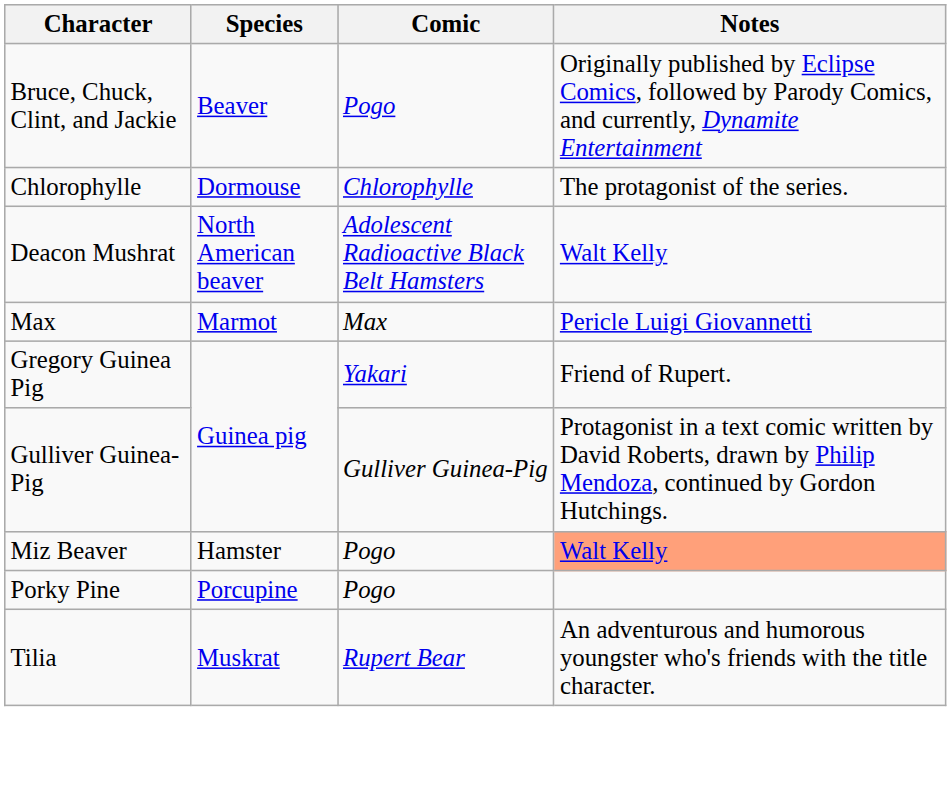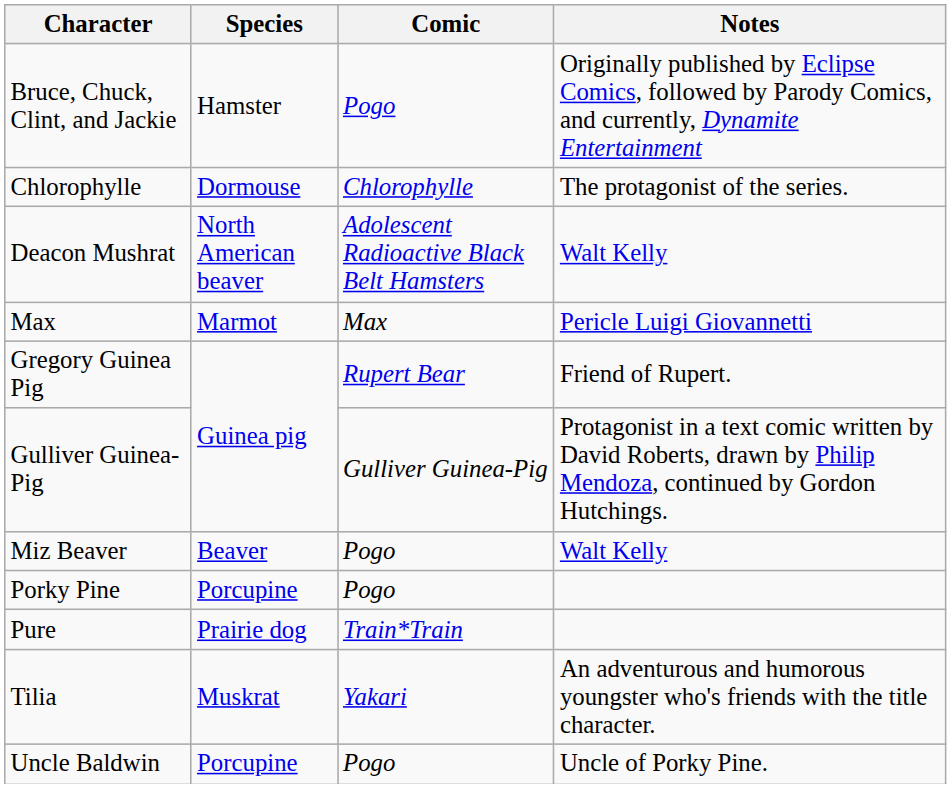(232, 105) Beaver -> (239, 105) Hamster
(375, 374) Yakari -> (404, 374) Rupert Bear
(239, 550) Hamster -> (232, 550) Beaver
(614, 550) lightsalmon background -> (614, 550) no background
+ row: (33, 629)
(404, 657) Rupert Bear -> (375, 696) Yakari
+ row: (85, 763)
